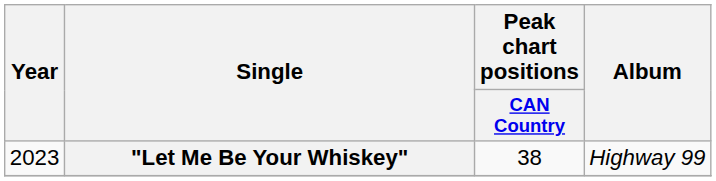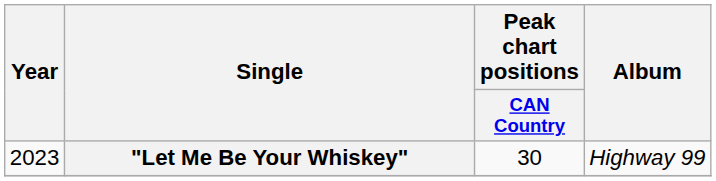(530, 157) 38 -> (530, 157) 30
